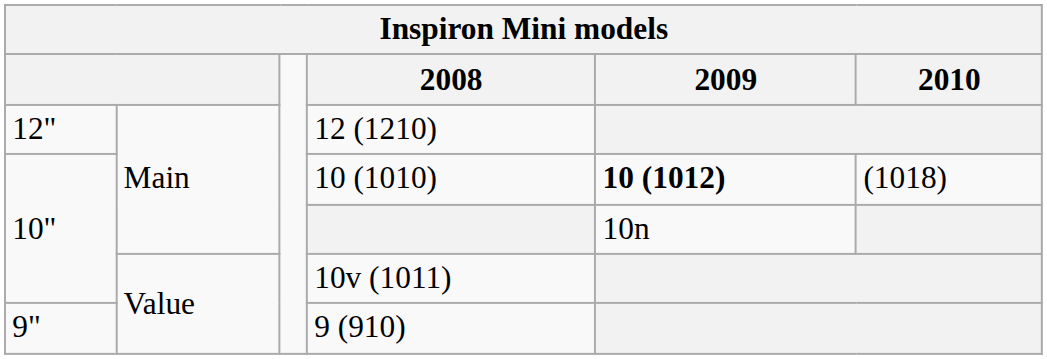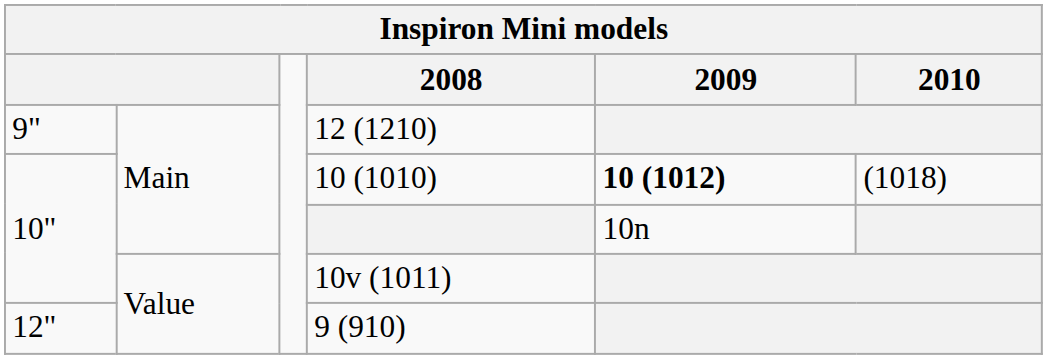(34, 128) 12" -> (26, 128) 9"
(26, 327) 9" -> (34, 327) 12"
